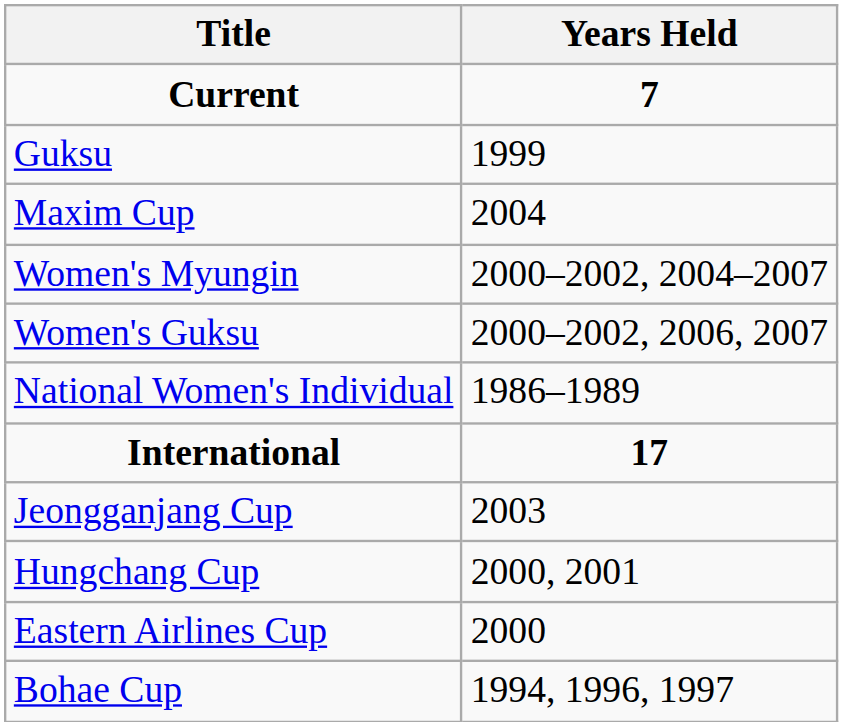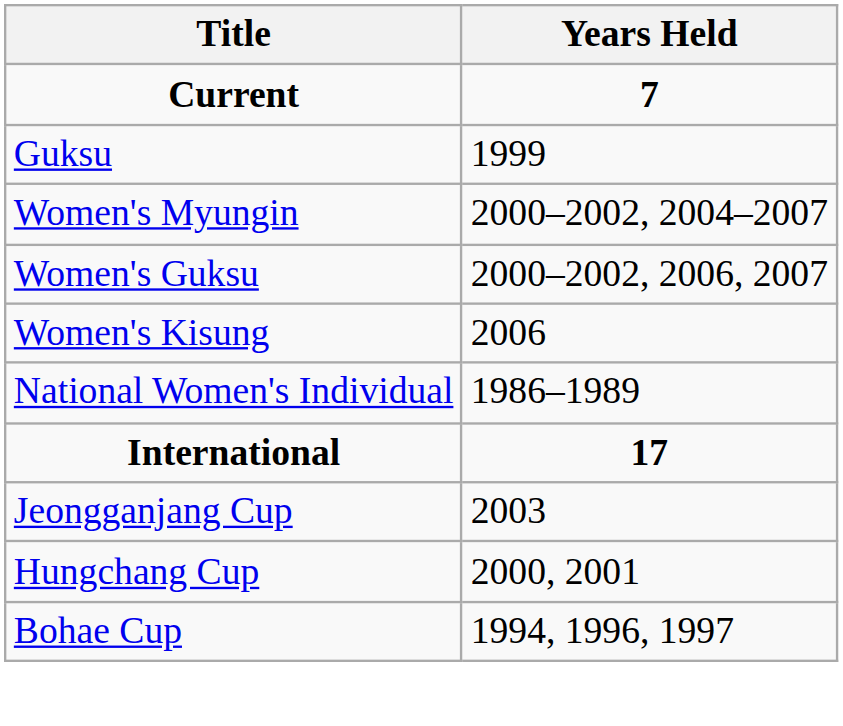- row: (104, 213)
+ row: (142, 332)
- row: (170, 630)
